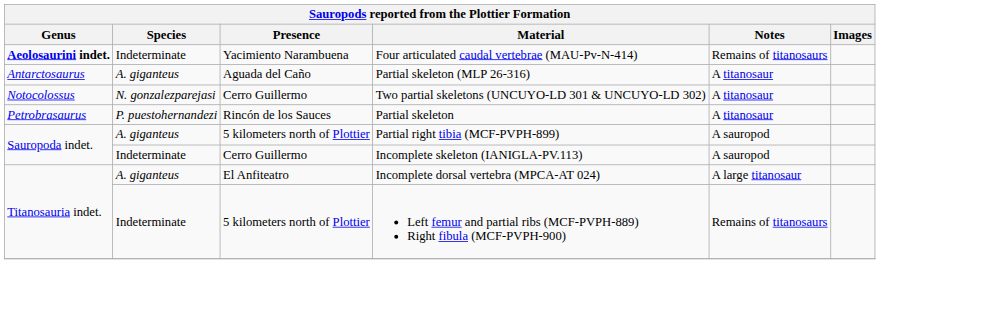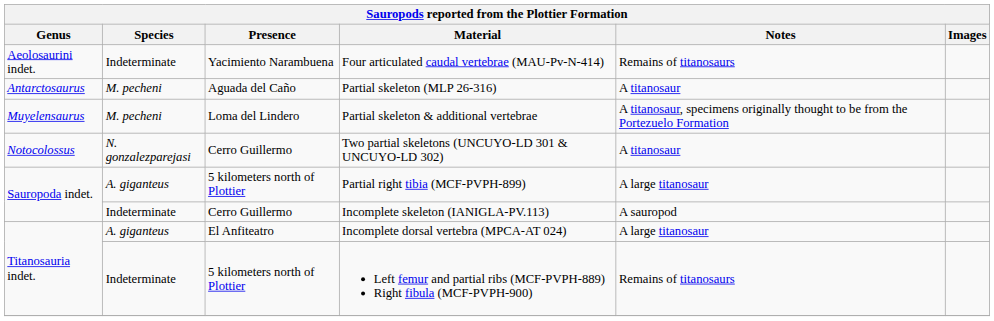(59, 54) bold -> (40, 61) normal
(147, 74) A. giganteus -> (134, 88) M. pecheni
+ row: (440, 116)
- row: (415, 114)
(741, 134) A sauropod -> (664, 184) A large titanosaur
